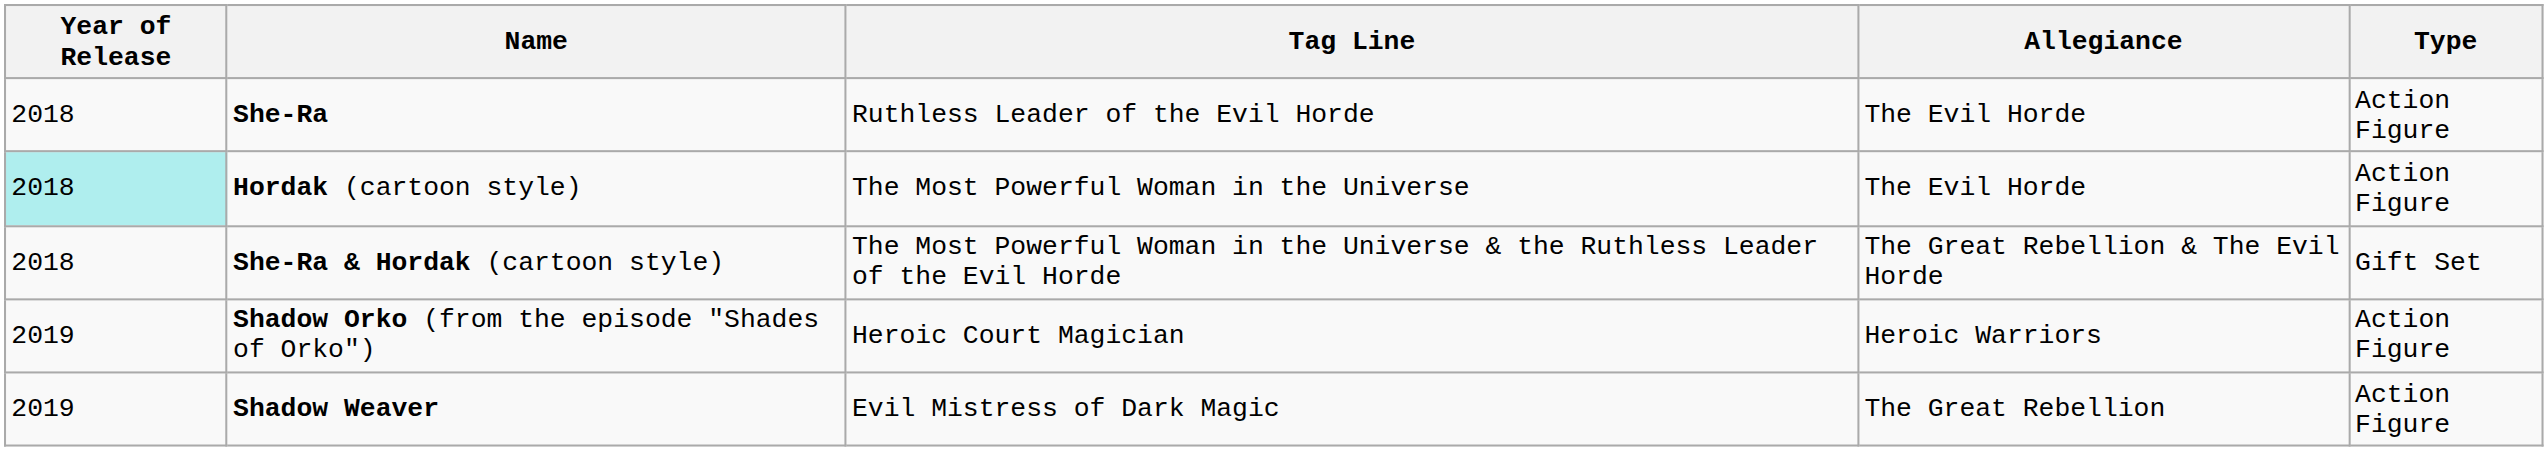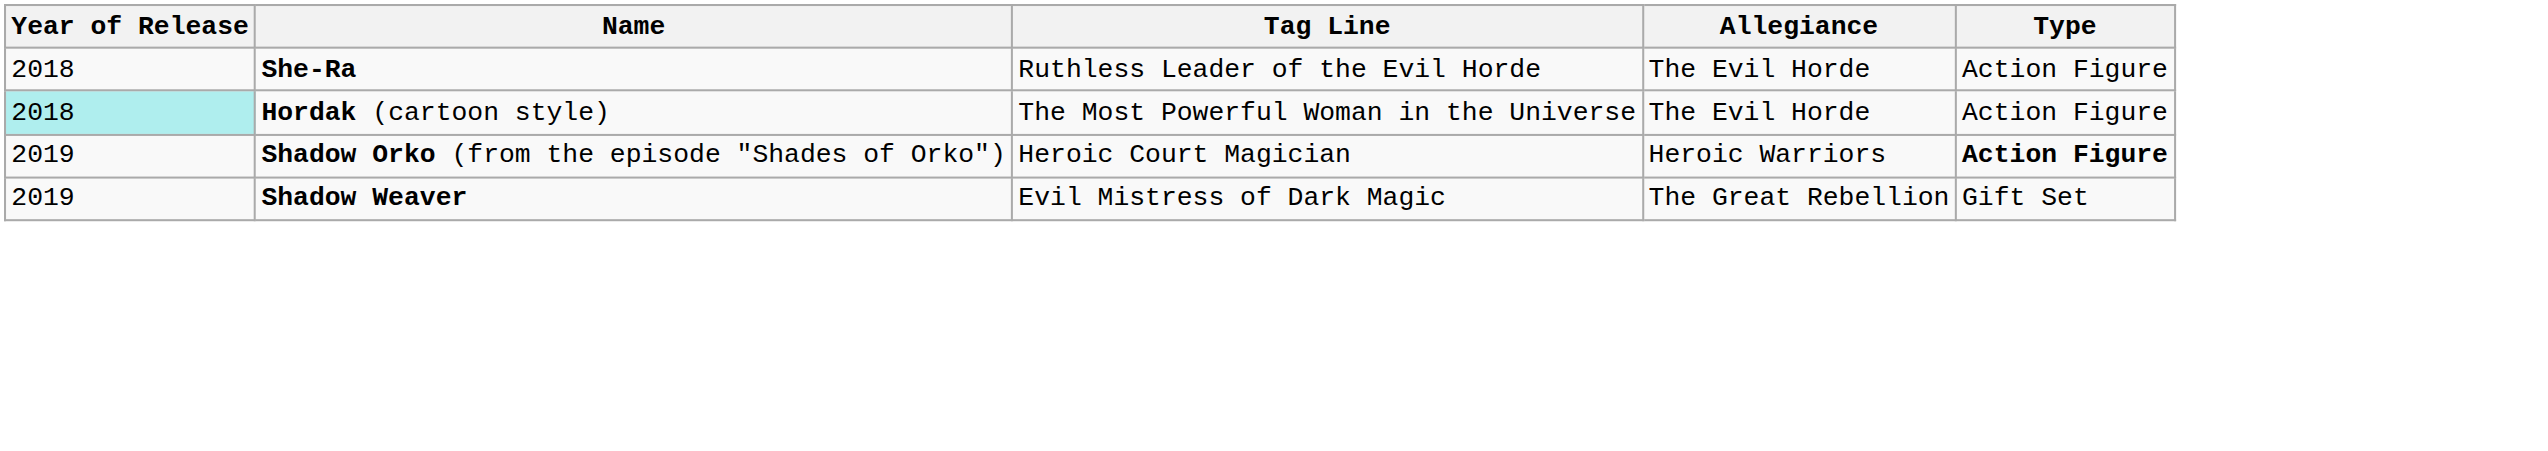- row: (479, 262)
(2403, 336) normal -> (2065, 156) bold
(2403, 409) Action Figure -> (2025, 199) Gift Set
